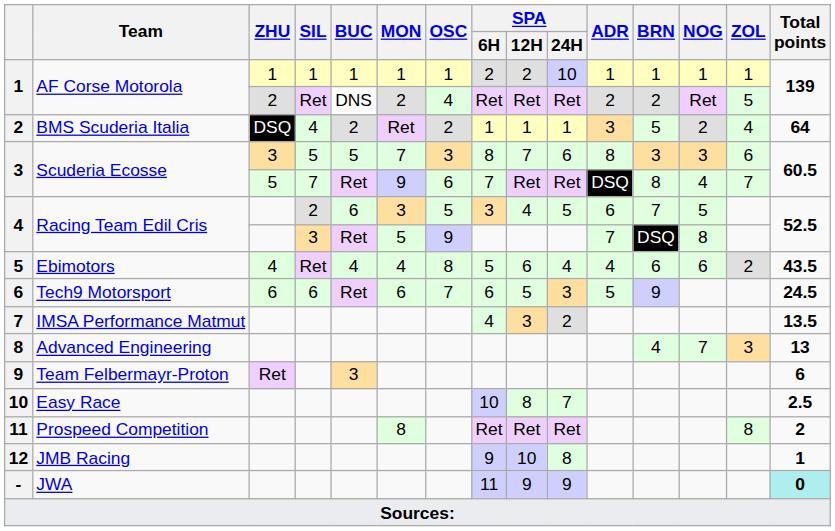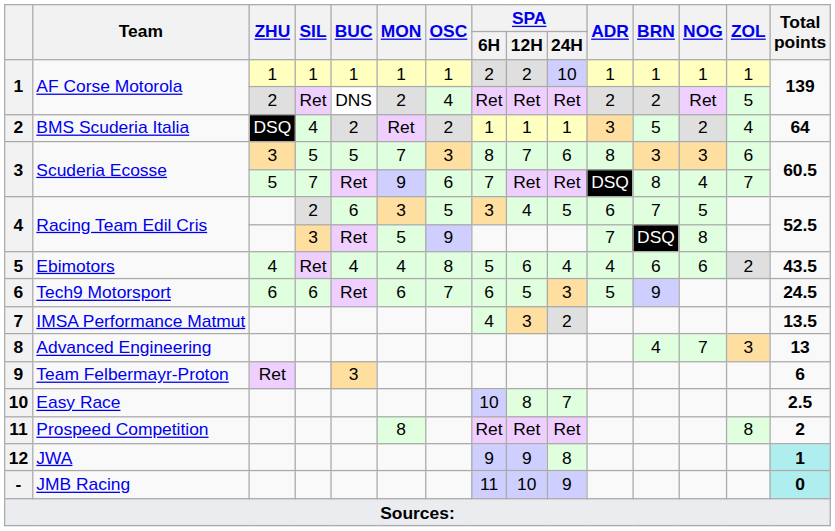(83, 457) JMB Racing -> (54, 457) JWA
(527, 457) 10 -> (527, 457) 9
(800, 457) no background -> (800, 457) paleturquoise background
(54, 484) JWA -> (83, 484) JMB Racing
(527, 484) 9 -> (527, 484) 10
